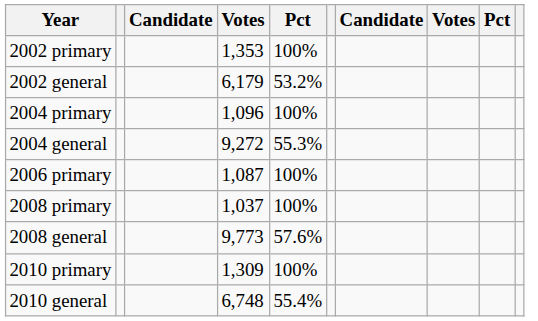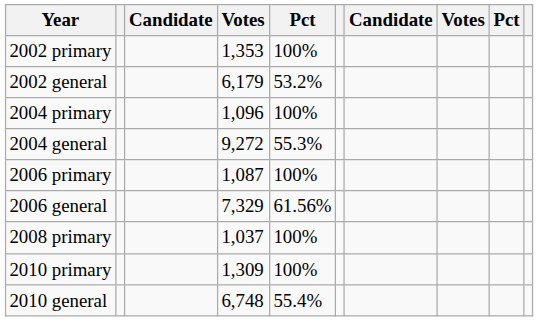+ row: (58, 206)
- row: (58, 237)
